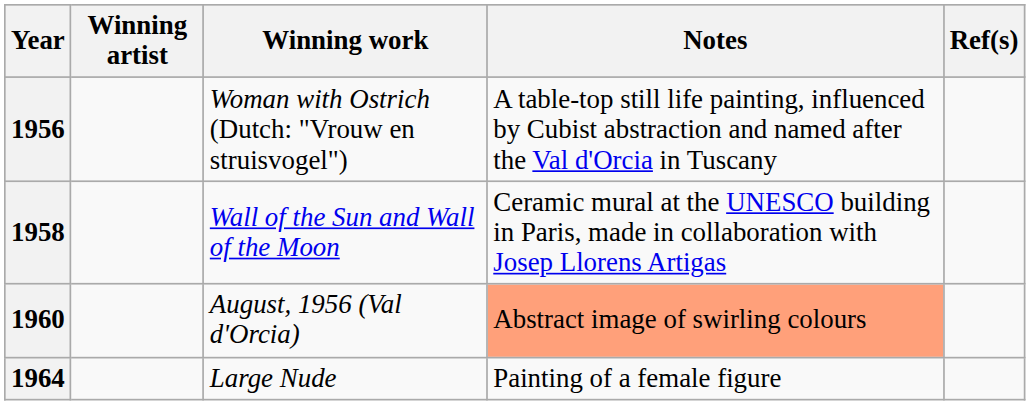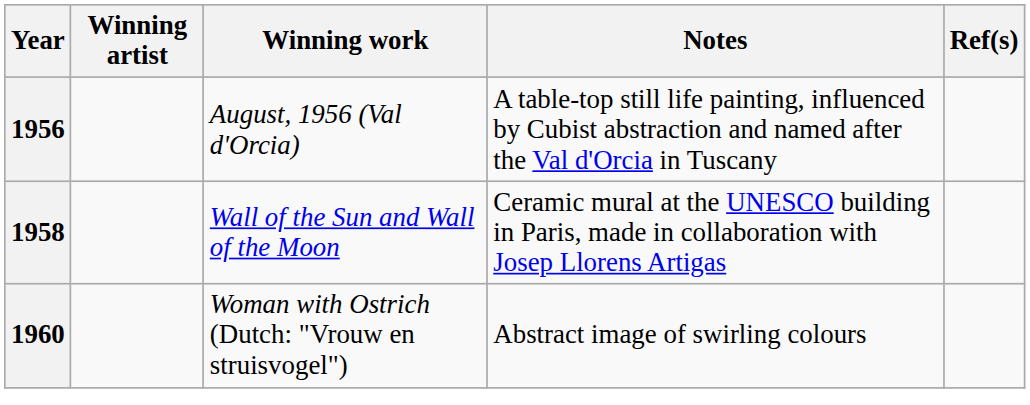(320, 128) Woman with Ostrich (Dutch: "Vrouw en struisvogel") -> (306, 128) August, 1956 (Val d'Orcia)
(306, 320) August, 1956 (Val d'Orcia) -> (320, 335) Woman with Ostrich (Dutch: "Vrouw en struisvogel")
(680, 320) lightsalmon background -> (680, 335) no background
- row: (38, 377)
